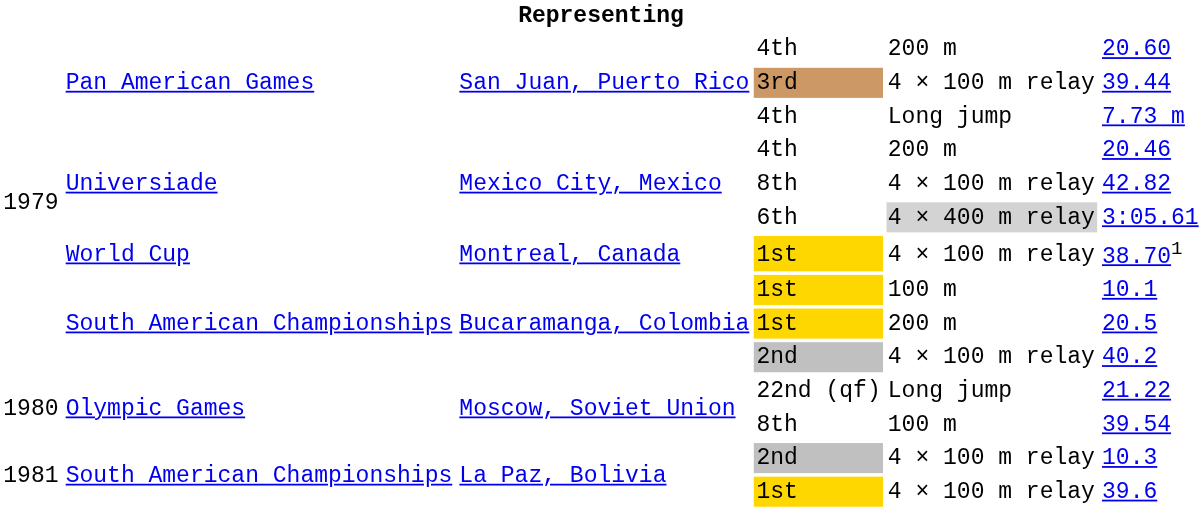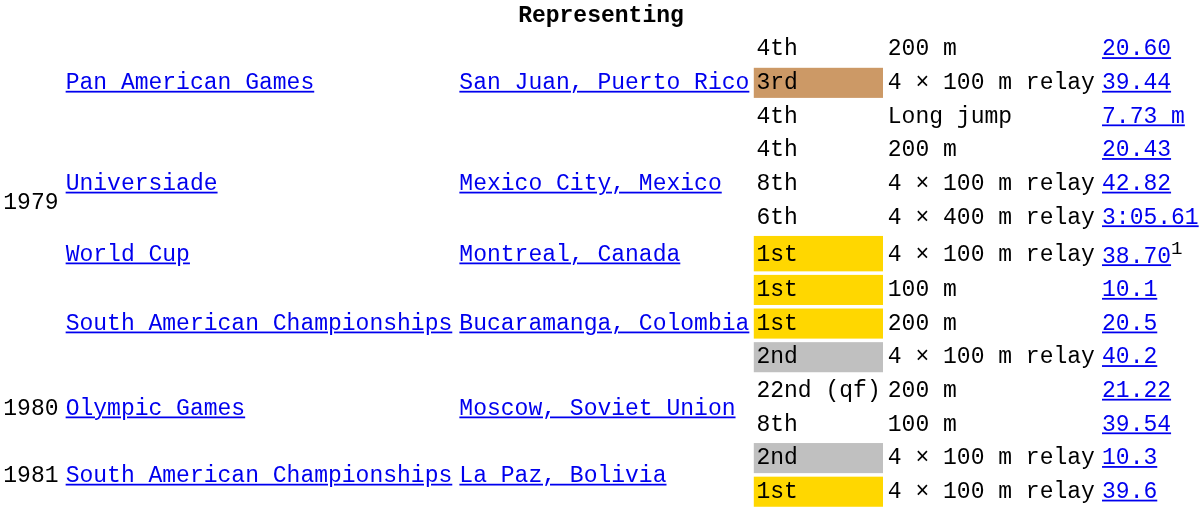(1137, 150) 20.46 -> (1137, 150) 20.43
(991, 217) lightgrey background -> (991, 217) no background
(950, 391) Long jump -> (922, 391) 200 m
